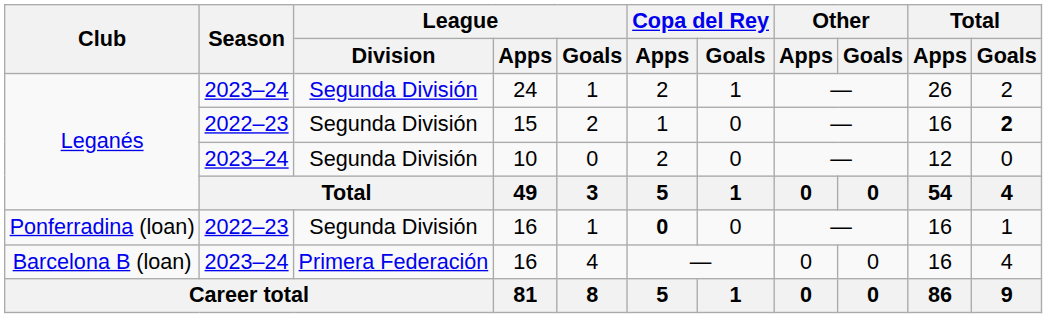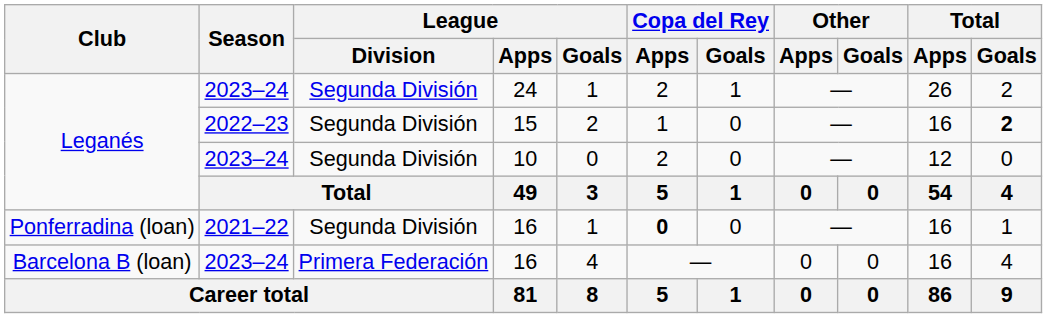(247, 227) 2022–23 -> (247, 227) 2021–22
